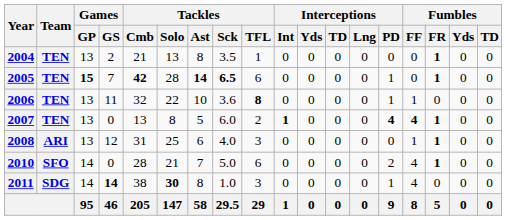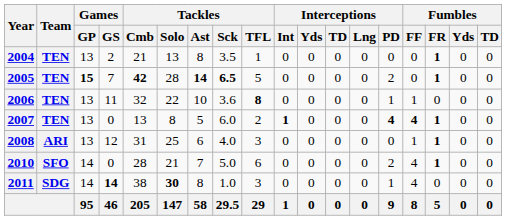(258, 78) 6 -> (258, 78) 5
(391, 78) 1 -> (391, 78) 2
